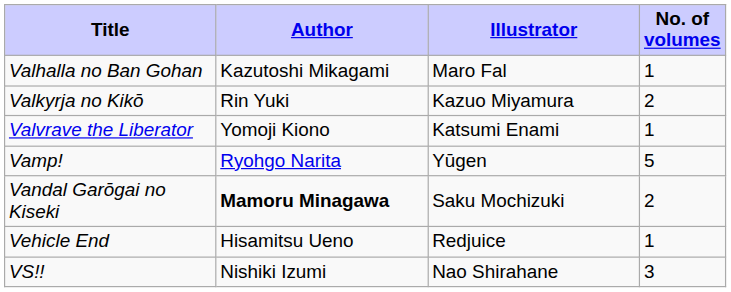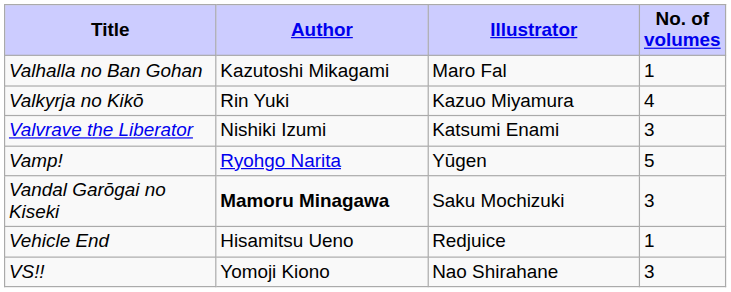(649, 100) 2 -> (649, 100) 4
(275, 130) Yomoji Kiono -> (273, 130) Nishiki Izumi
(649, 130) 1 -> (649, 130) 3
(649, 201) 2 -> (649, 201) 3
(273, 271) Nishiki Izumi -> (275, 271) Yomoji Kiono
